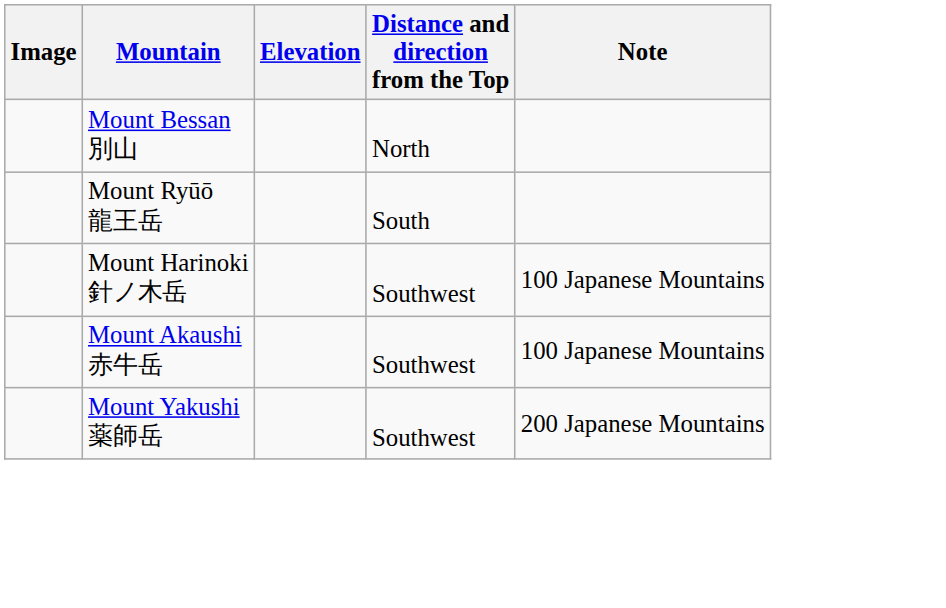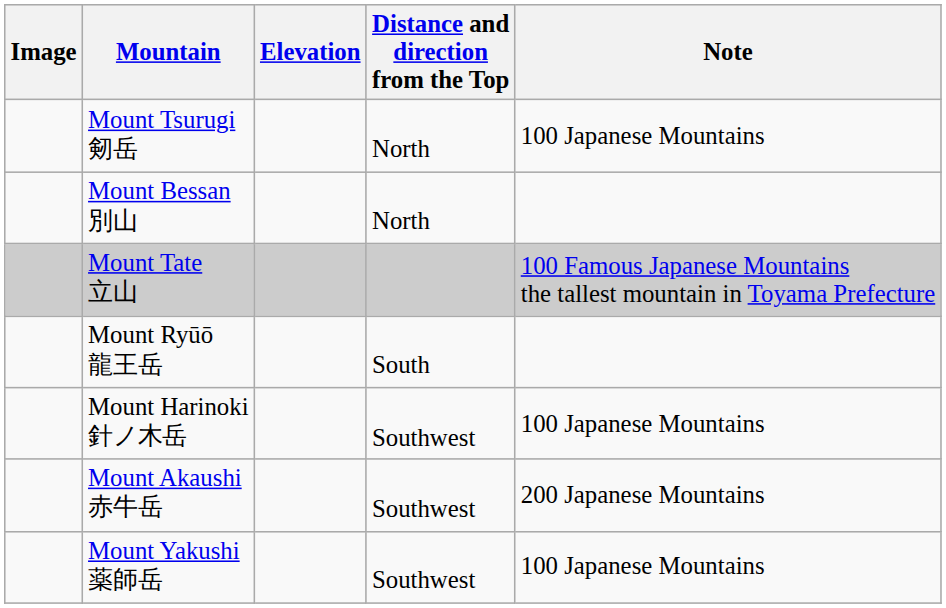+ row: (162, 134)
+ row: (145, 277)
(643, 351) 100 Japanese Mountains -> (643, 494) 200 Japanese Mountains
(643, 423) 200 Japanese Mountains -> (643, 566) 100 Japanese Mountains
